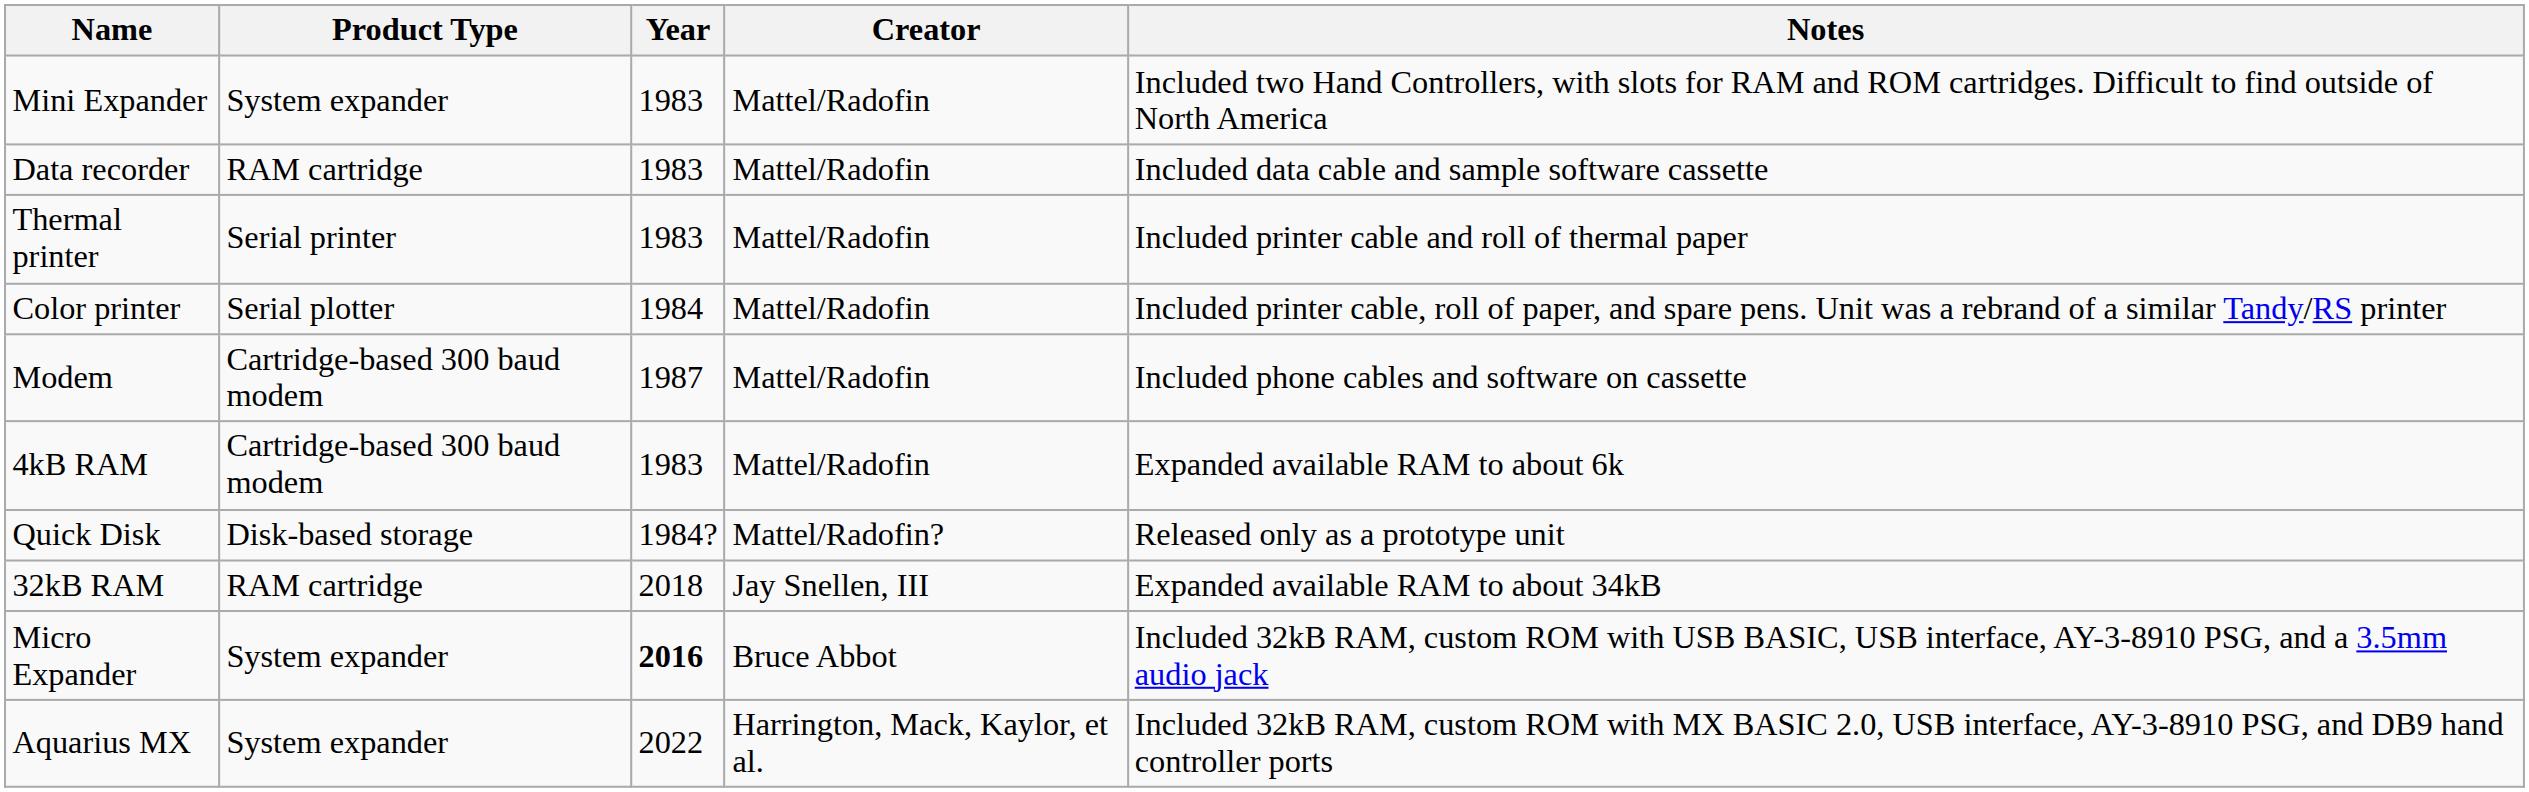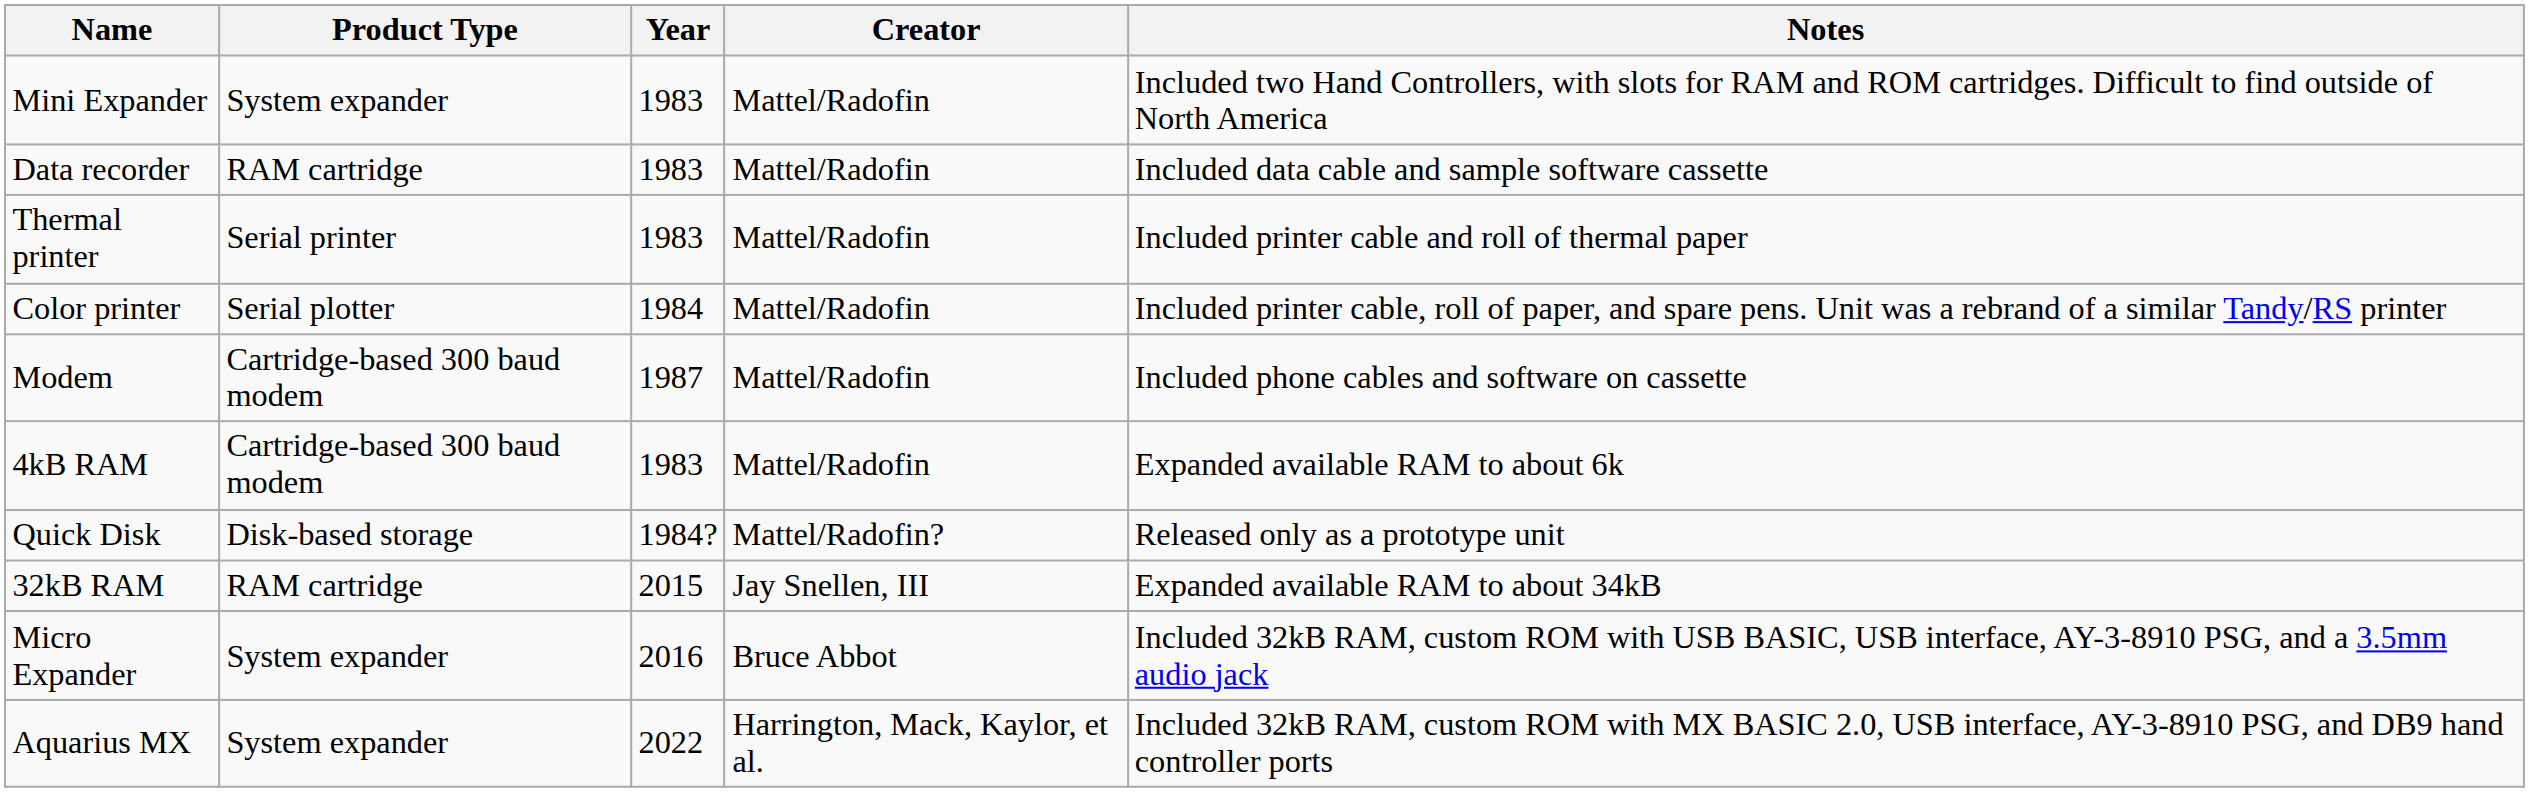(671, 585) 2018 -> (671, 585) 2015
(671, 655) bold -> (671, 655) normal
